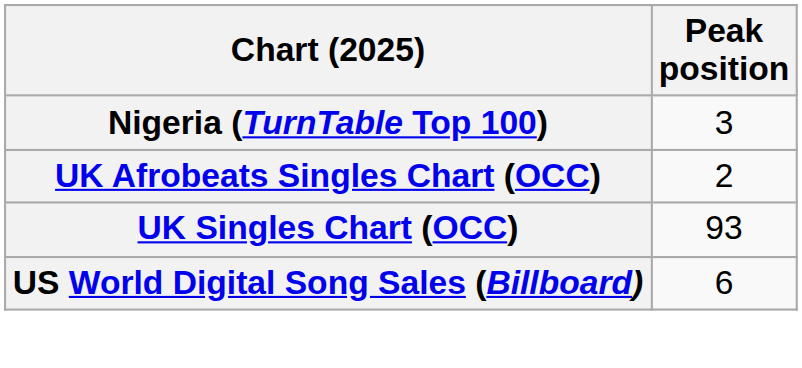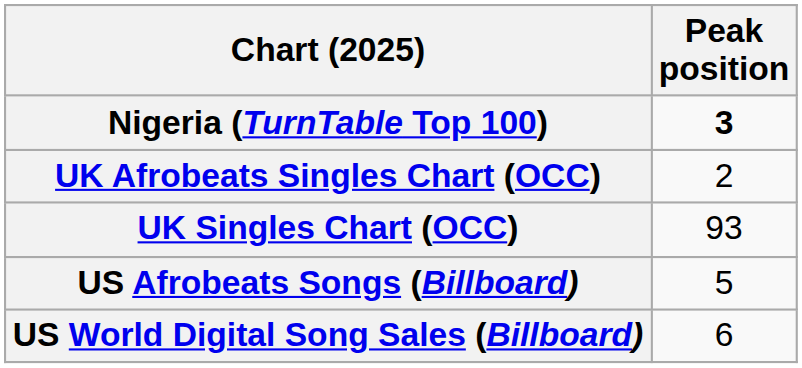(724, 122) normal -> (724, 122) bold
+ row: (328, 282)
